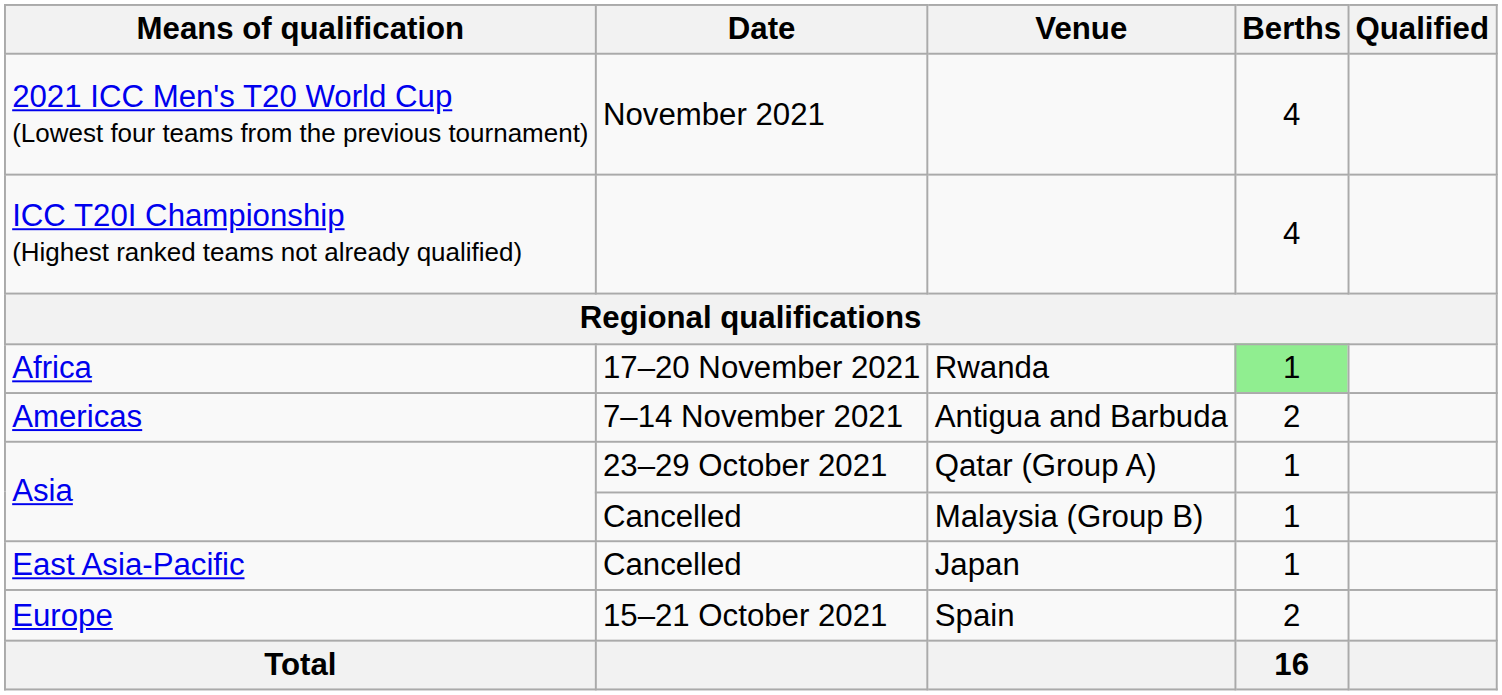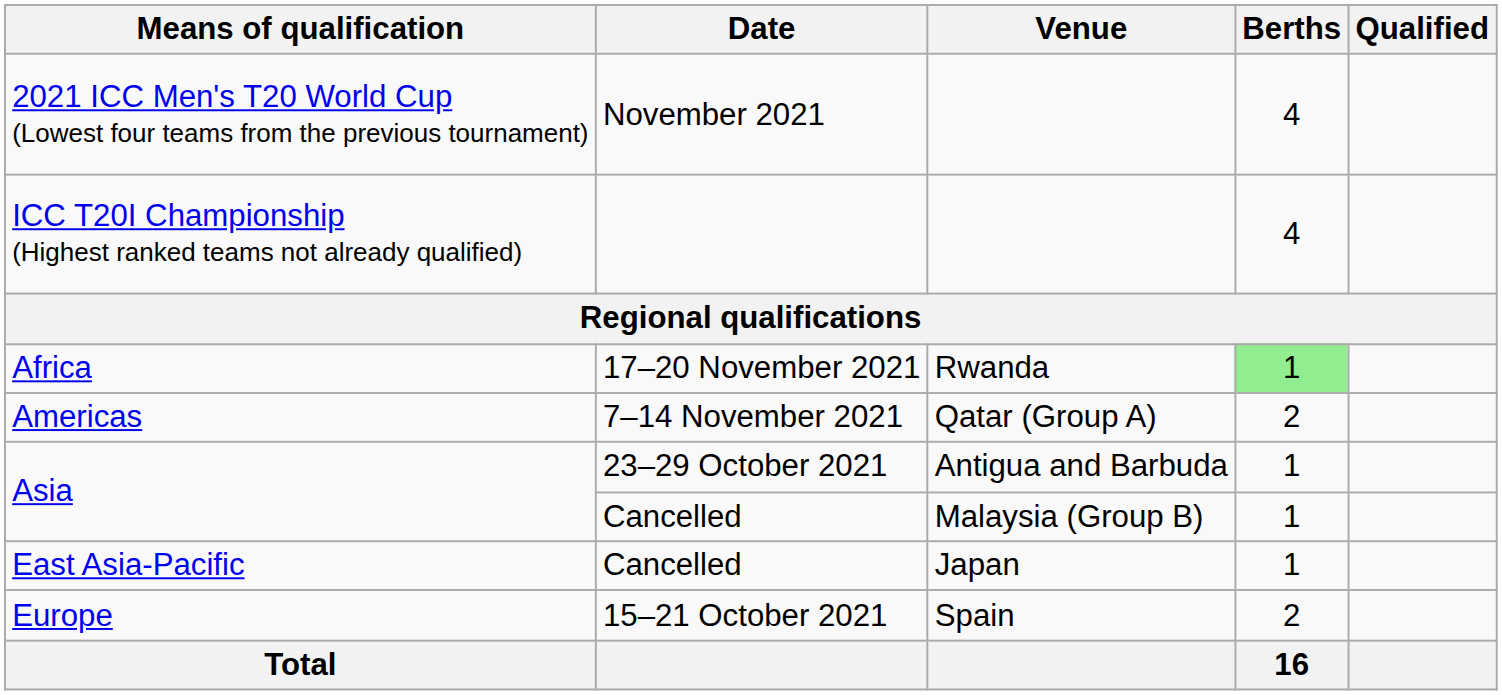(1081, 417) Antigua and Barbuda -> (1046, 417) Qatar (Group A)
(1046, 466) Qatar (Group A) -> (1081, 466) Antigua and Barbuda
